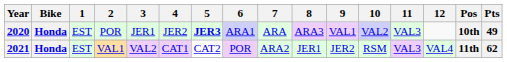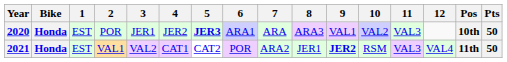(492, 31) 49 -> (492, 31) 50
(342, 48) normal -> (342, 48) bold
(492, 48) 62 -> (492, 48) 50
